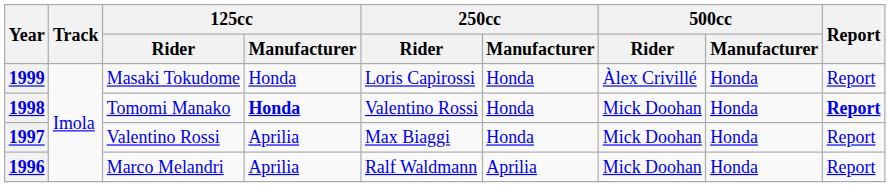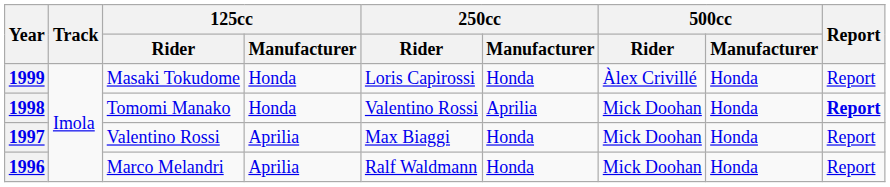(274, 108) bold -> (272, 108) normal
(510, 108) Honda -> (512, 108) Aprilia
(512, 167) Aprilia -> (510, 167) Honda
